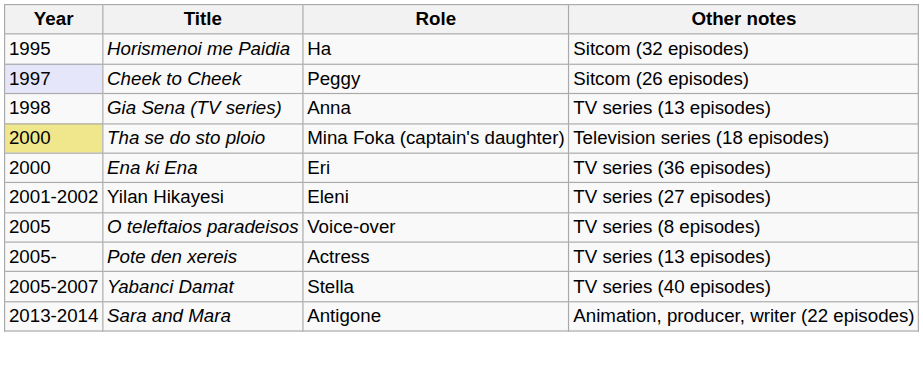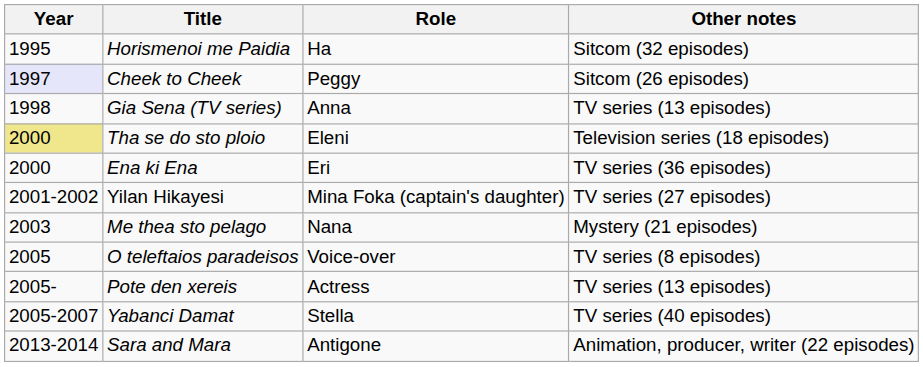(436, 138) Mina Foka (captain's daughter) -> (328, 138) Eleni
(328, 197) Eleni -> (436, 197) Mina Foka (captain's daughter)
+ row: (187, 227)
